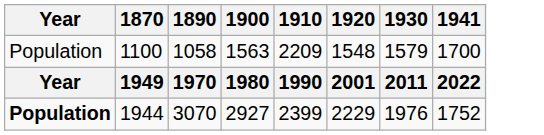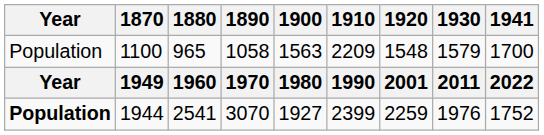+ column: (195, 20)
(247, 113) 2927 -> (300, 113) 1927
(353, 113) 2229 -> (406, 113) 2259
